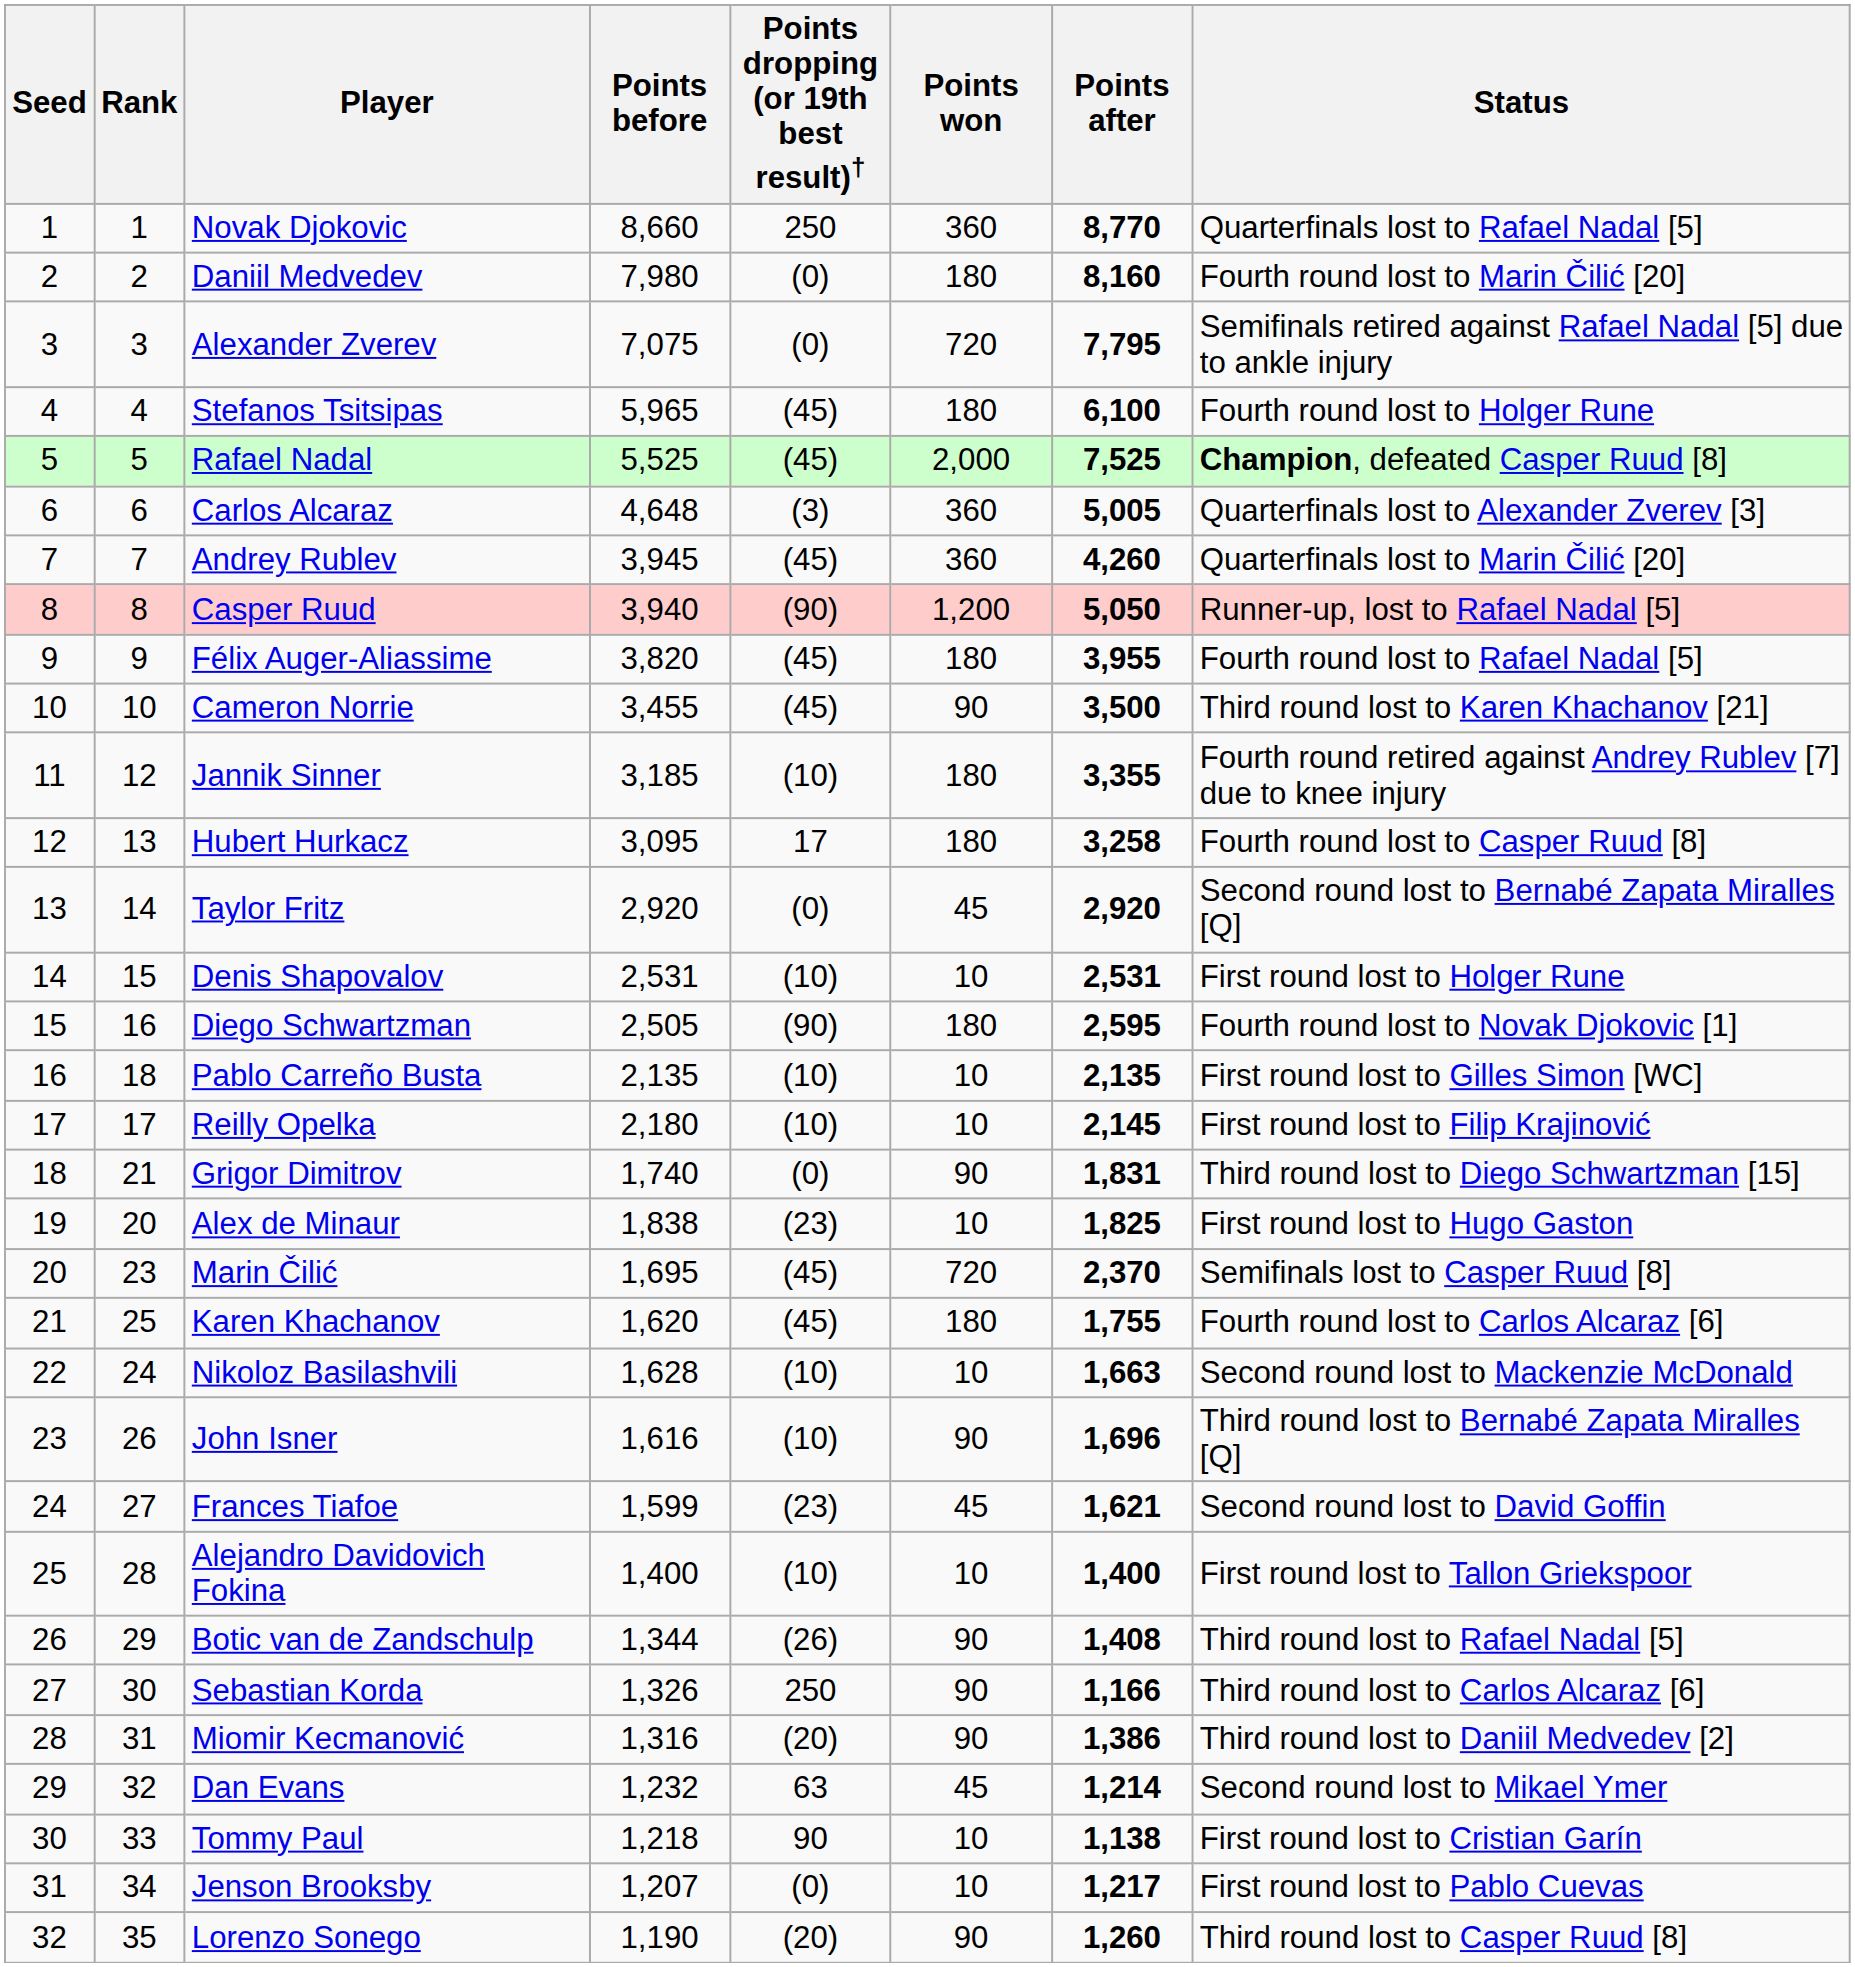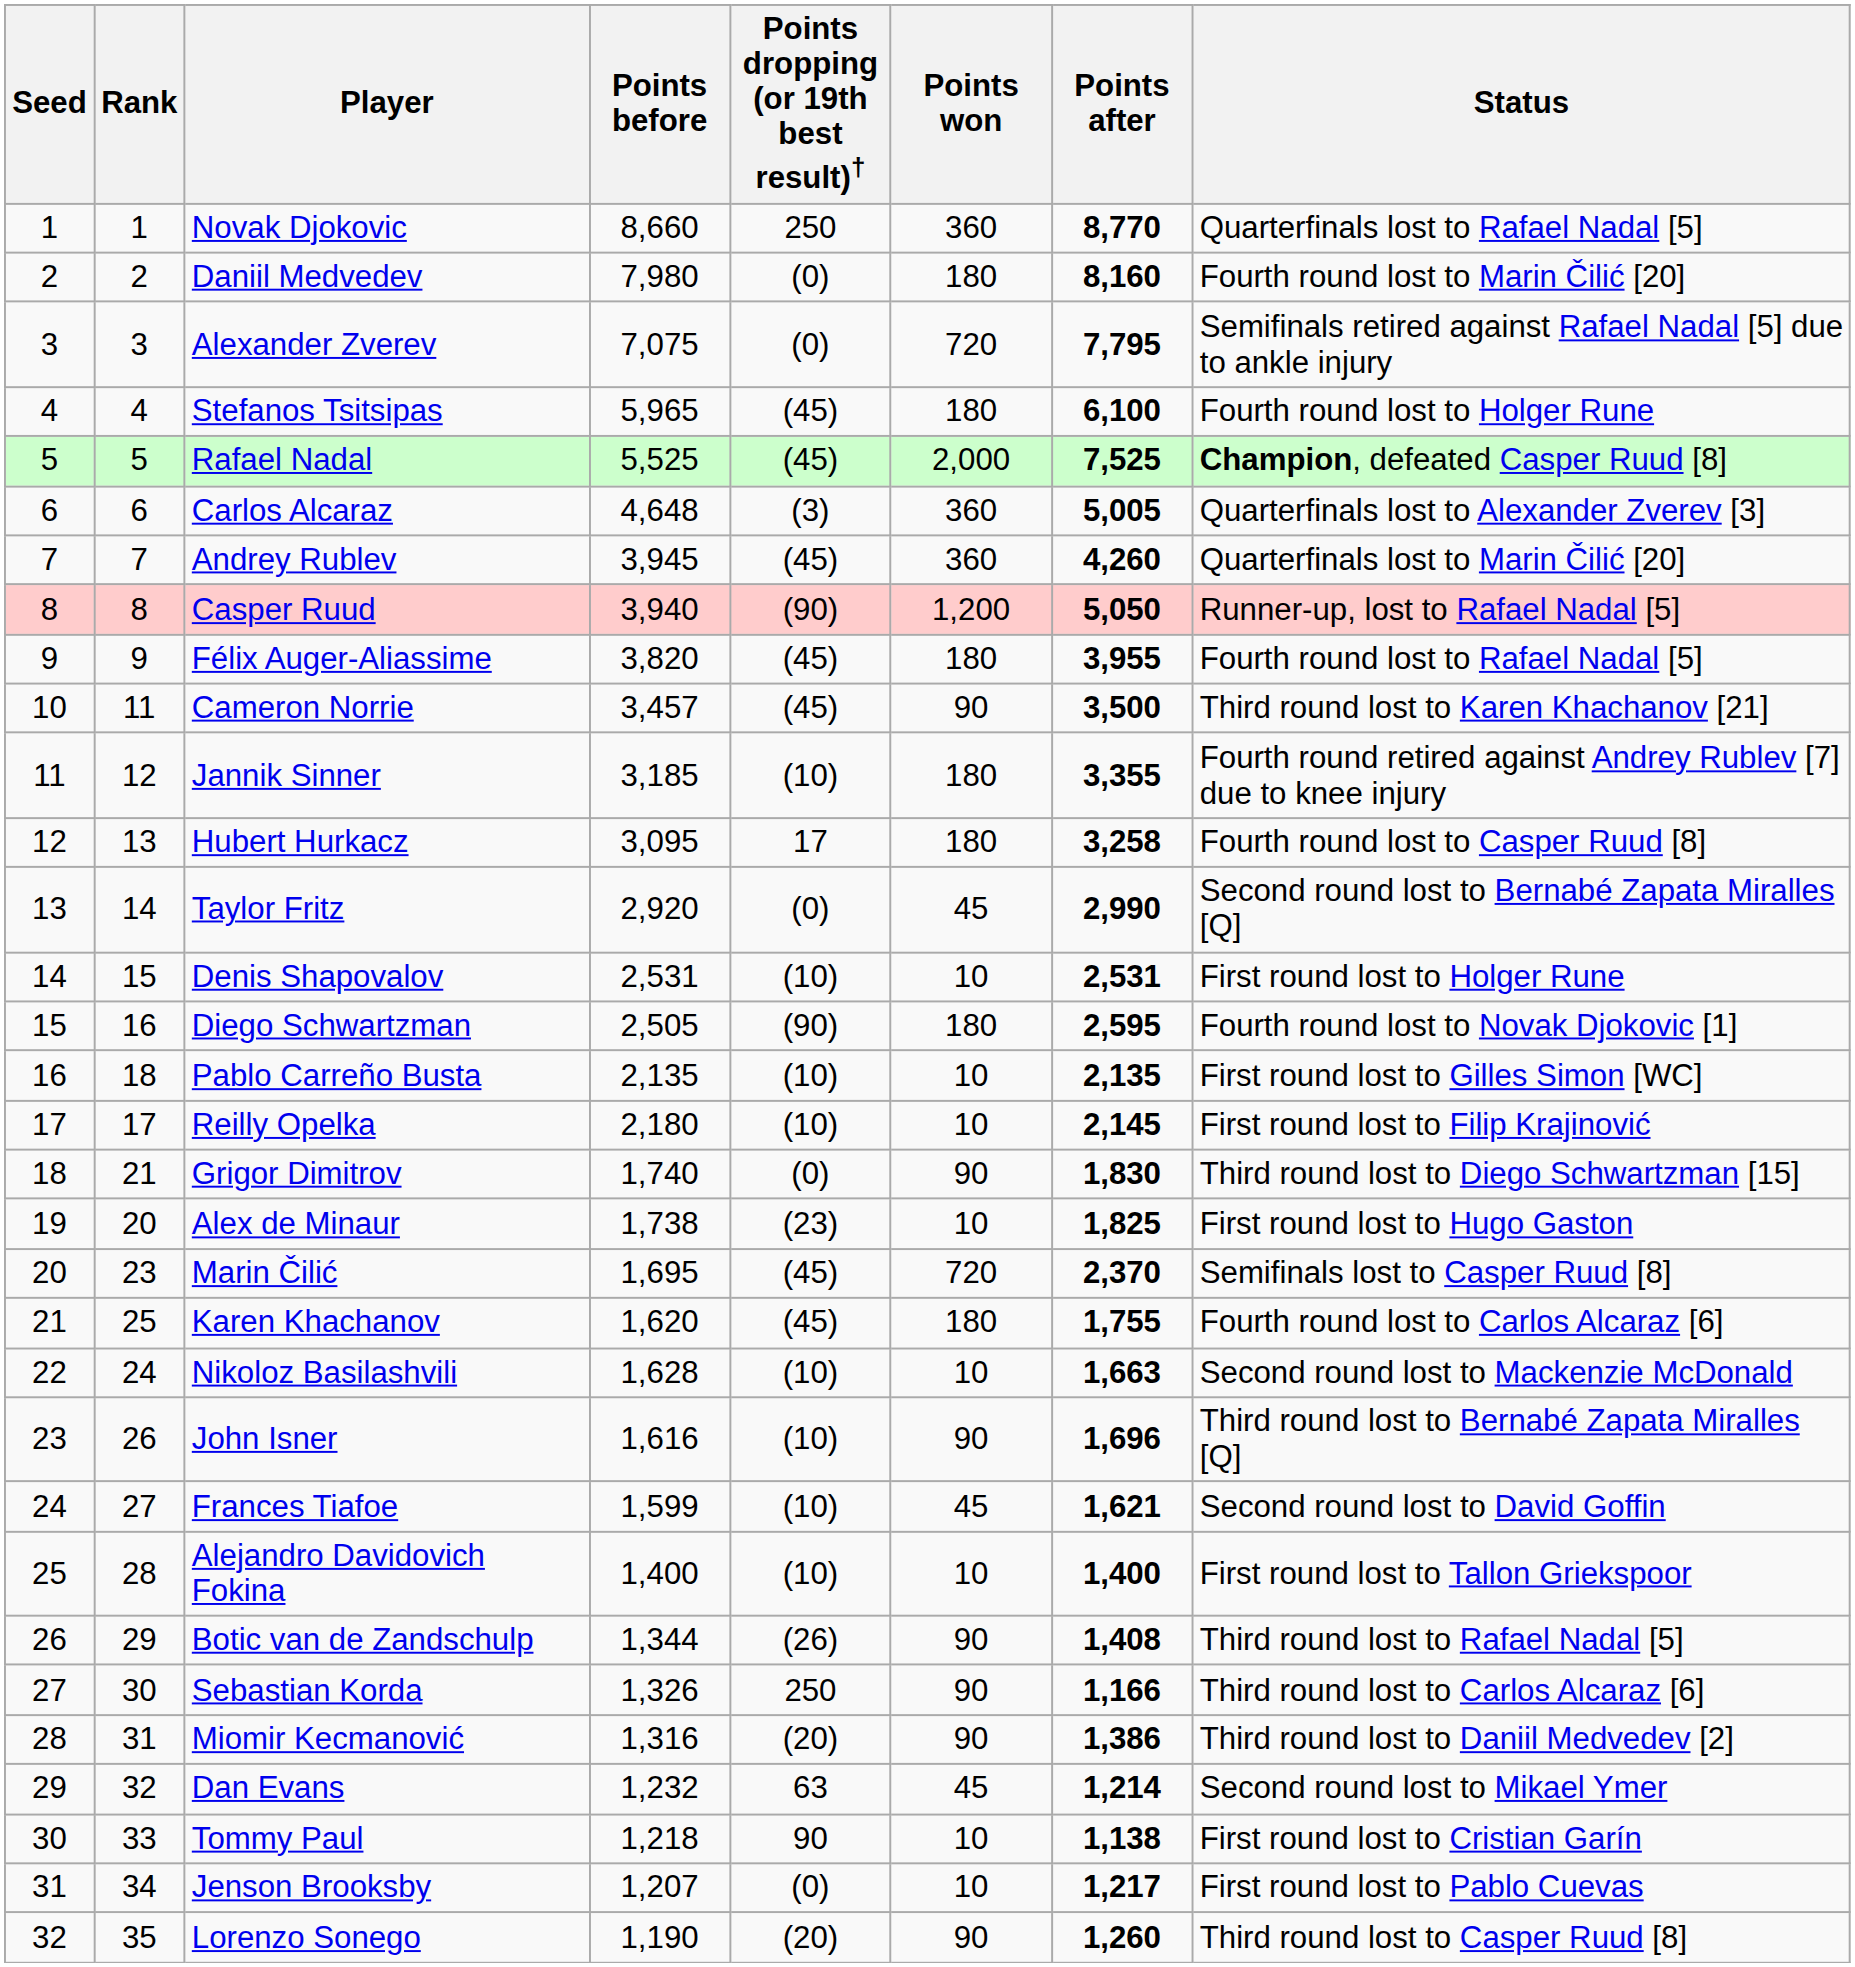(139, 707) 10 -> (139, 707) 11
(660, 707) 3,455 -> (660, 707) 3,457
(1122, 909) 2,920 -> (1122, 909) 2,990
(1122, 1174) 1,831 -> (1122, 1174) 1,830
(660, 1223) 1,838 -> (660, 1223) 1,738
(810, 1506) (23) -> (810, 1506) (10)
